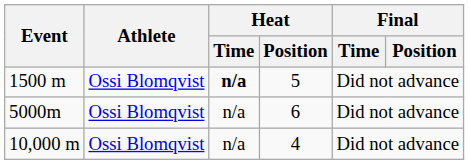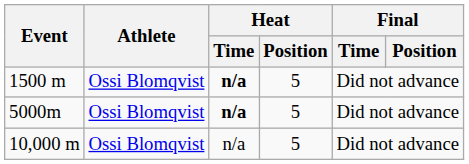(234, 112) normal -> (234, 112) bold
(295, 112) 6 -> (295, 112) 5
(295, 143) 4 -> (295, 143) 5
